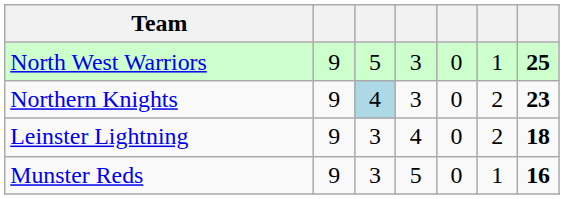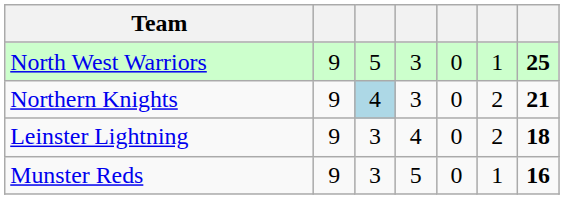(538, 99) 23 -> (538, 99) 21
